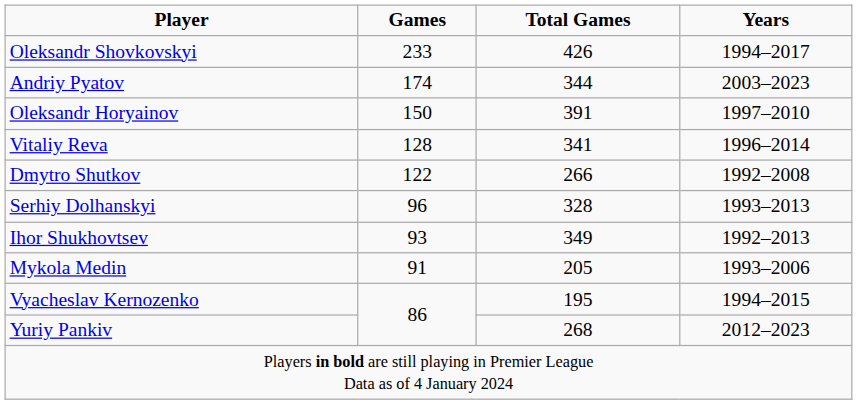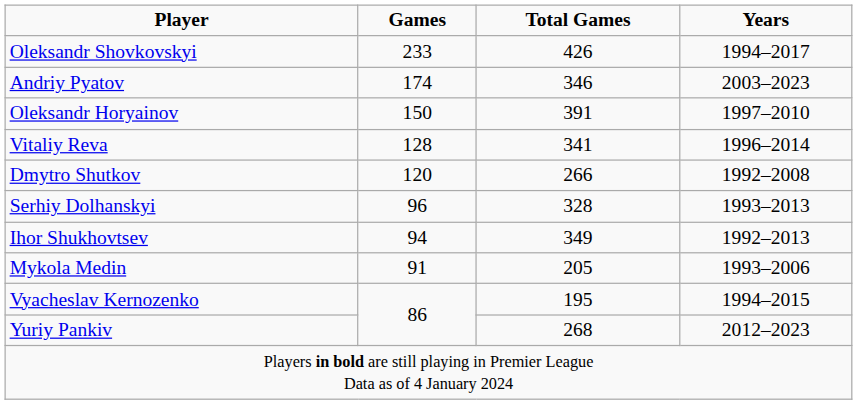(578, 82) 344 -> (578, 82) 346
(417, 175) 122 -> (417, 175) 120
(417, 237) 93 -> (417, 237) 94
